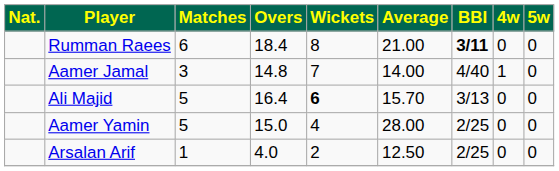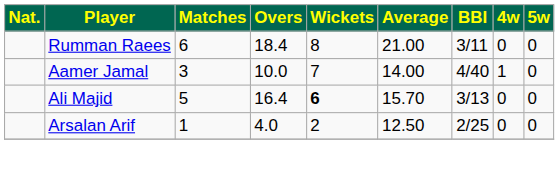(472, 44) bold -> (472, 44) normal
(271, 71) 14.8 -> (271, 71) 10.0
- row: (99, 125)
